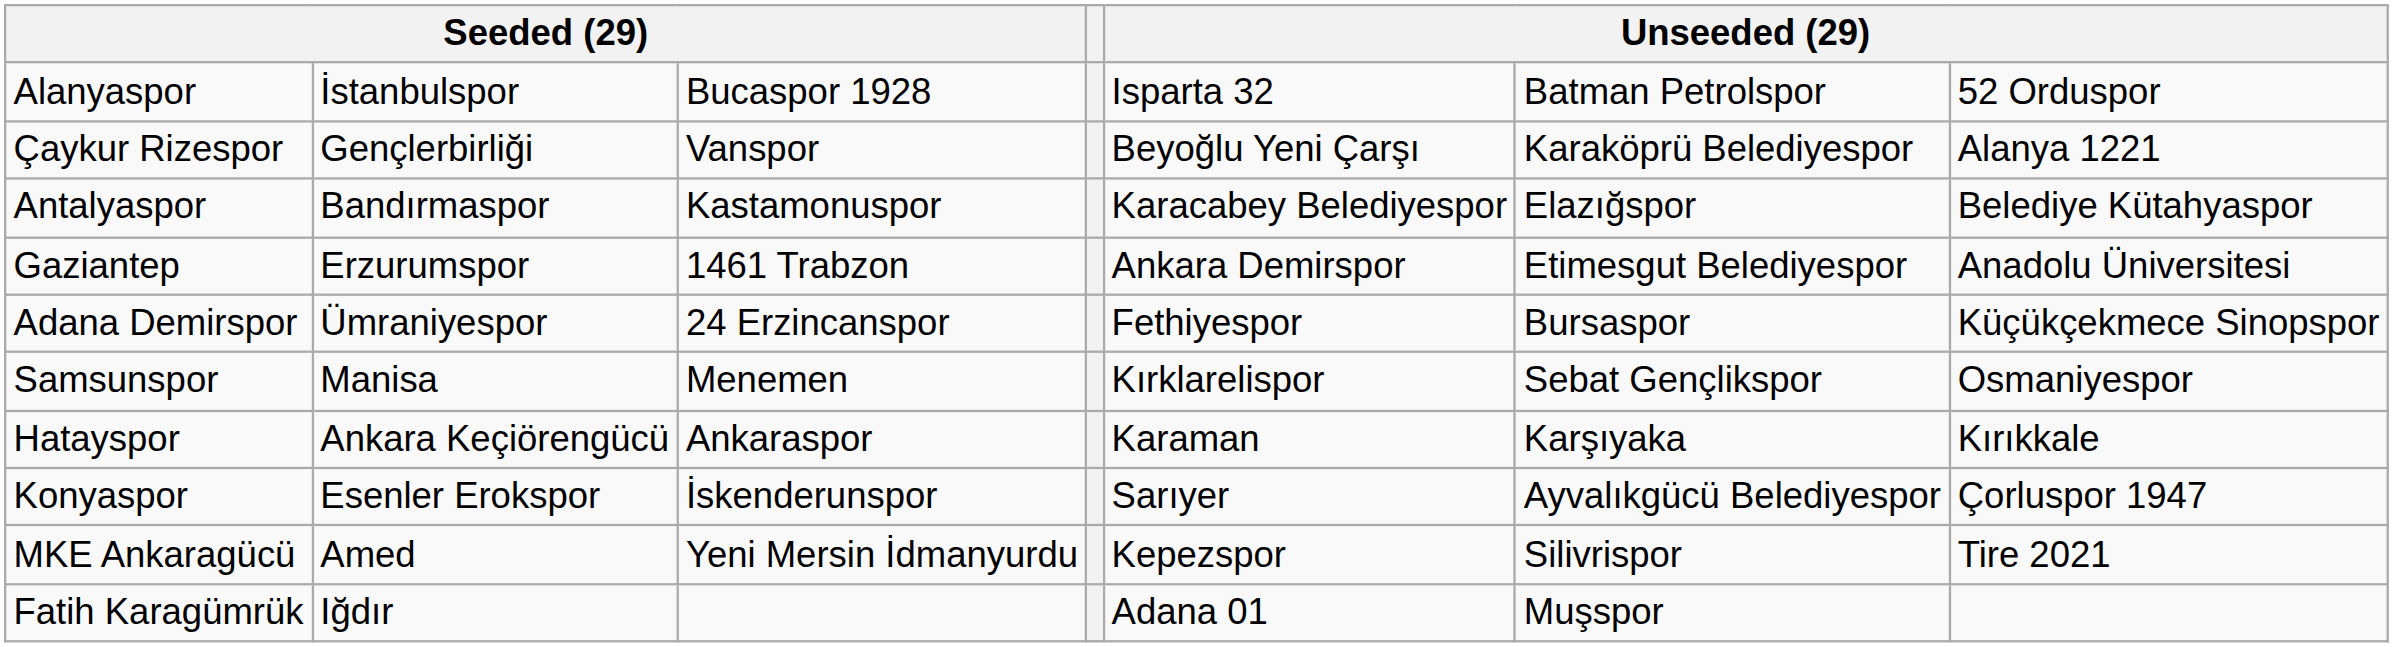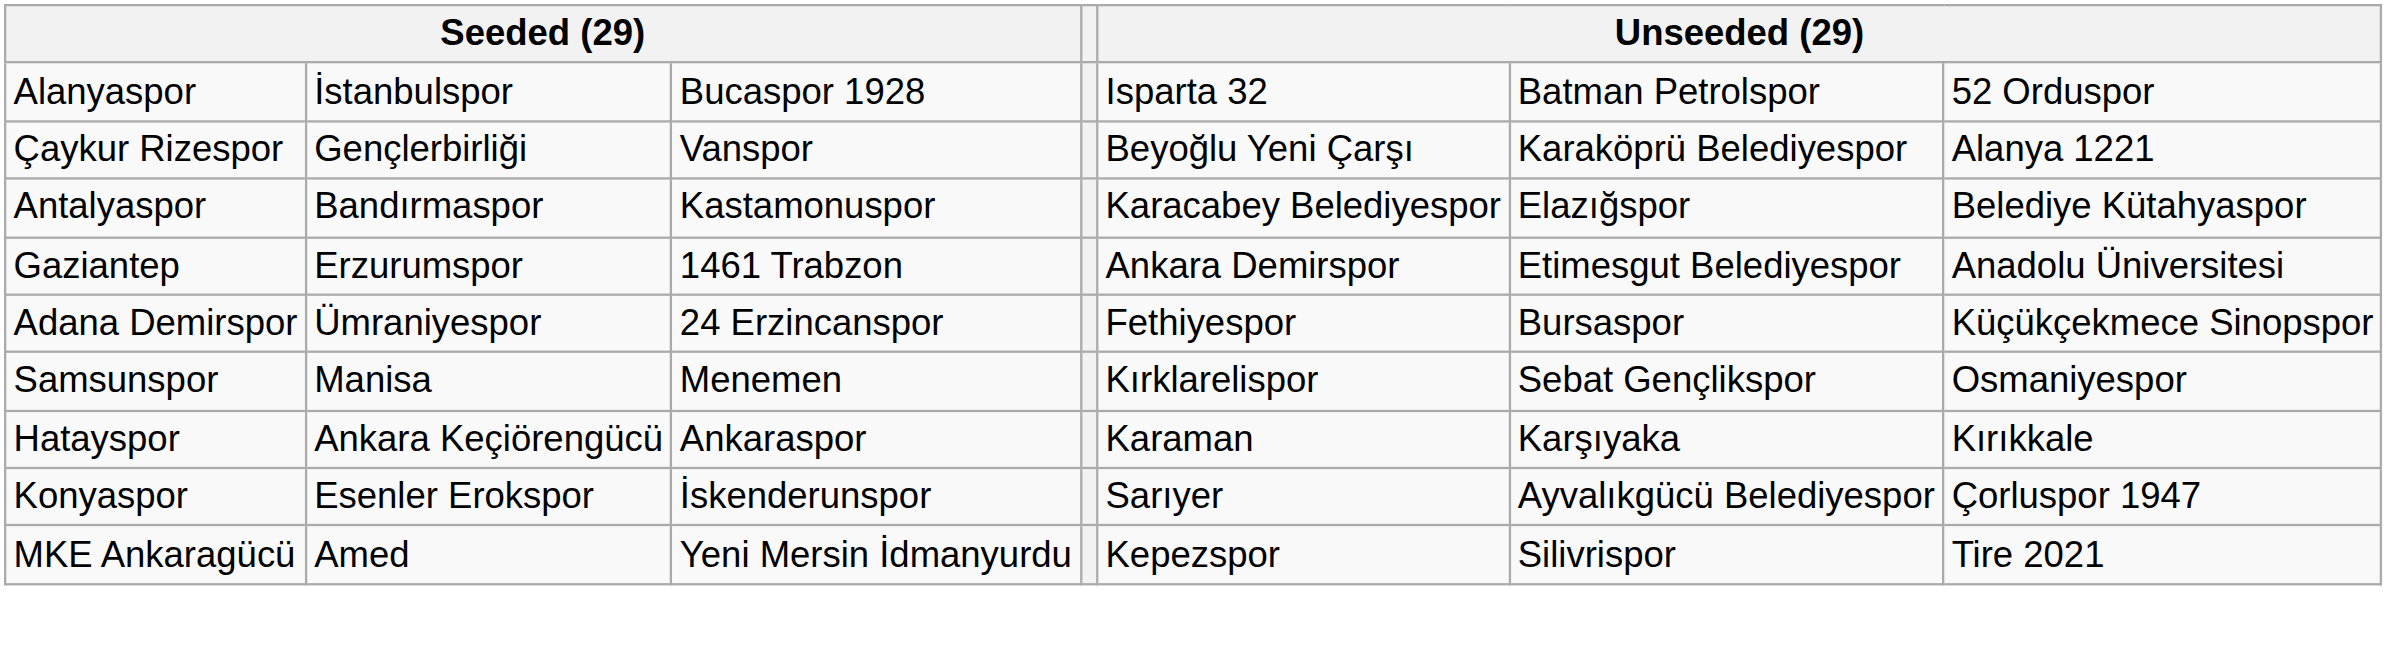- row: (159, 611)
